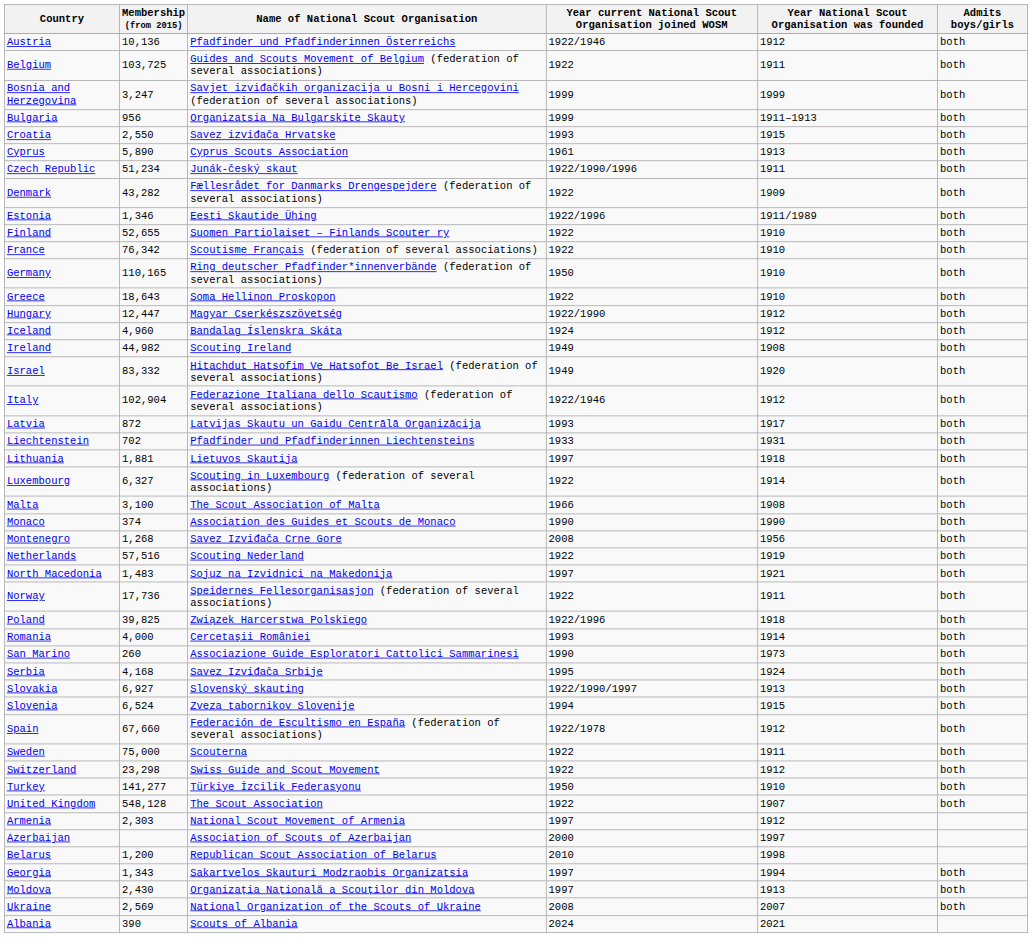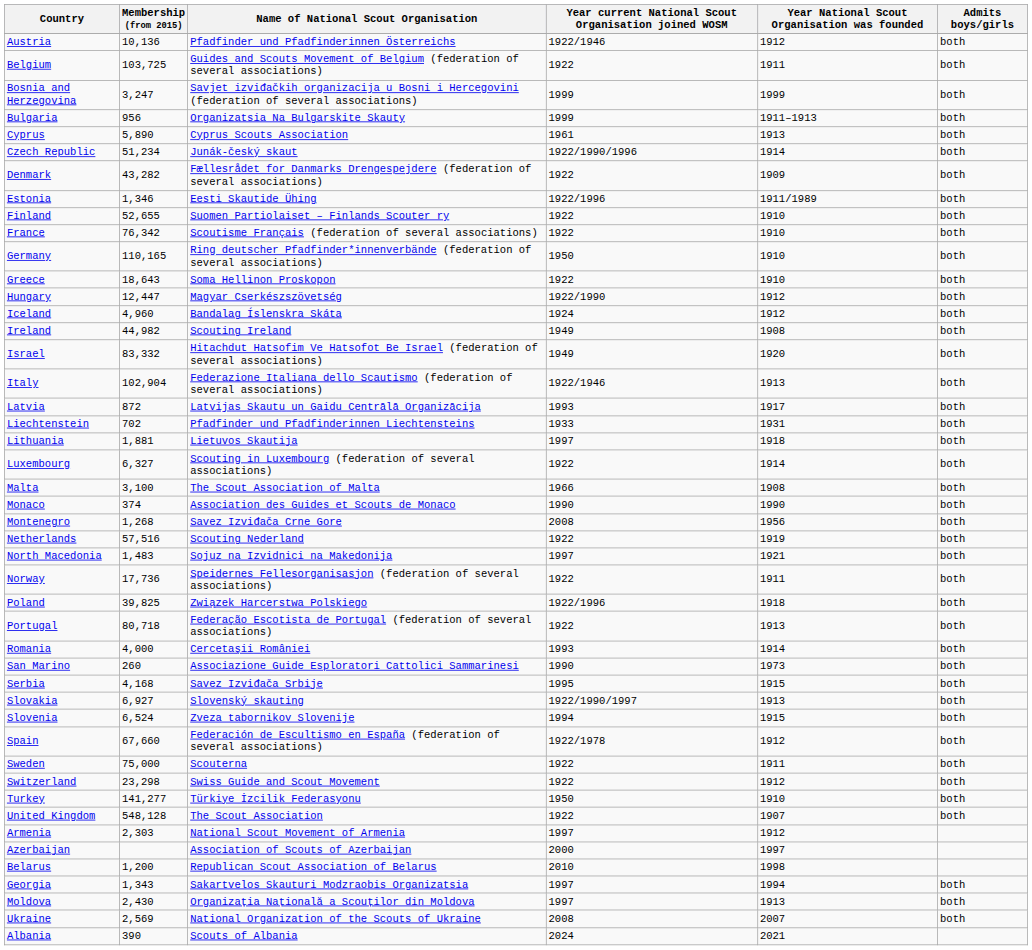- row: (29, 135)
(773, 170) 1911 -> (773, 152) 1914
(773, 401) 1912 -> (773, 384) 1913
+ row: (32, 626)
(773, 672) 1924 -> (773, 684) 1915
